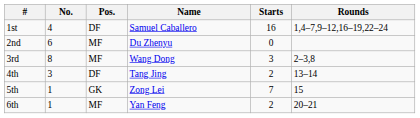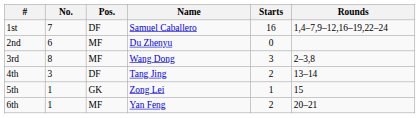(50, 27) 4 -> (50, 27) 7
(271, 90) 7 -> (271, 90) 1
